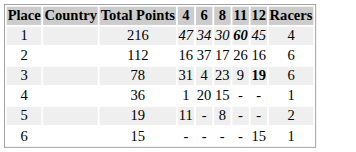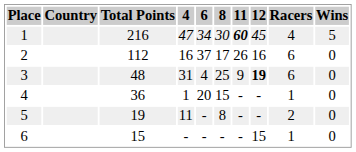+ column: (332, 15)
(138, 75) 78 -> (138, 75) 48
(222, 75) 23 -> (222, 75) 25
